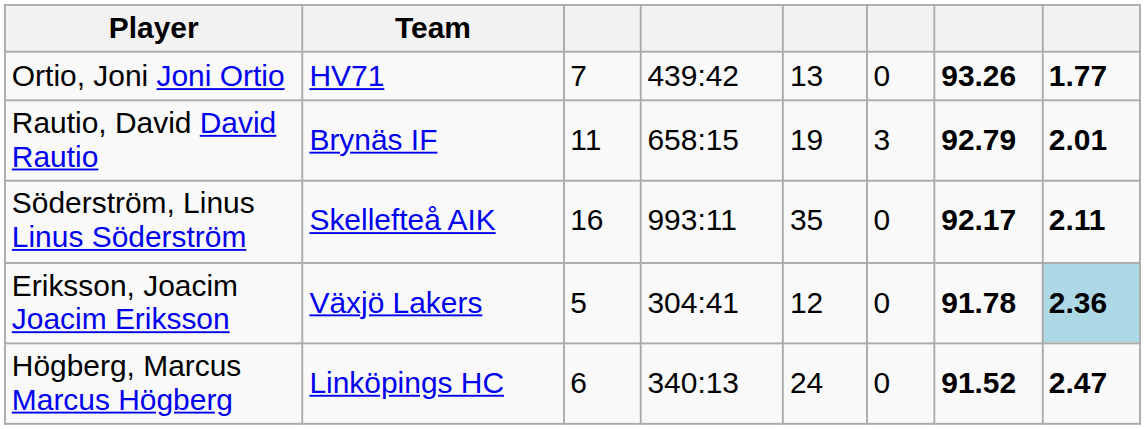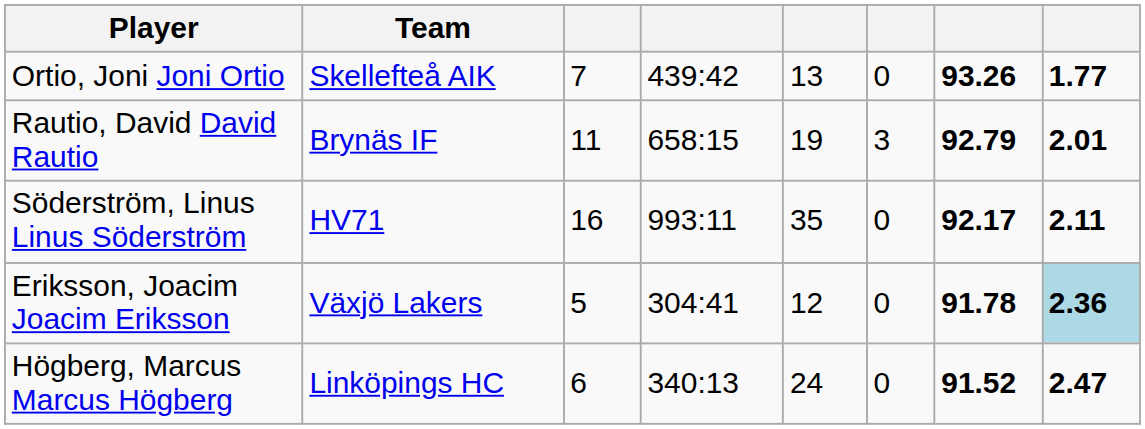(347, 75) HV71 -> (403, 75) Skellefteå AIK
(403, 221) Skellefteå AIK -> (347, 221) HV71
